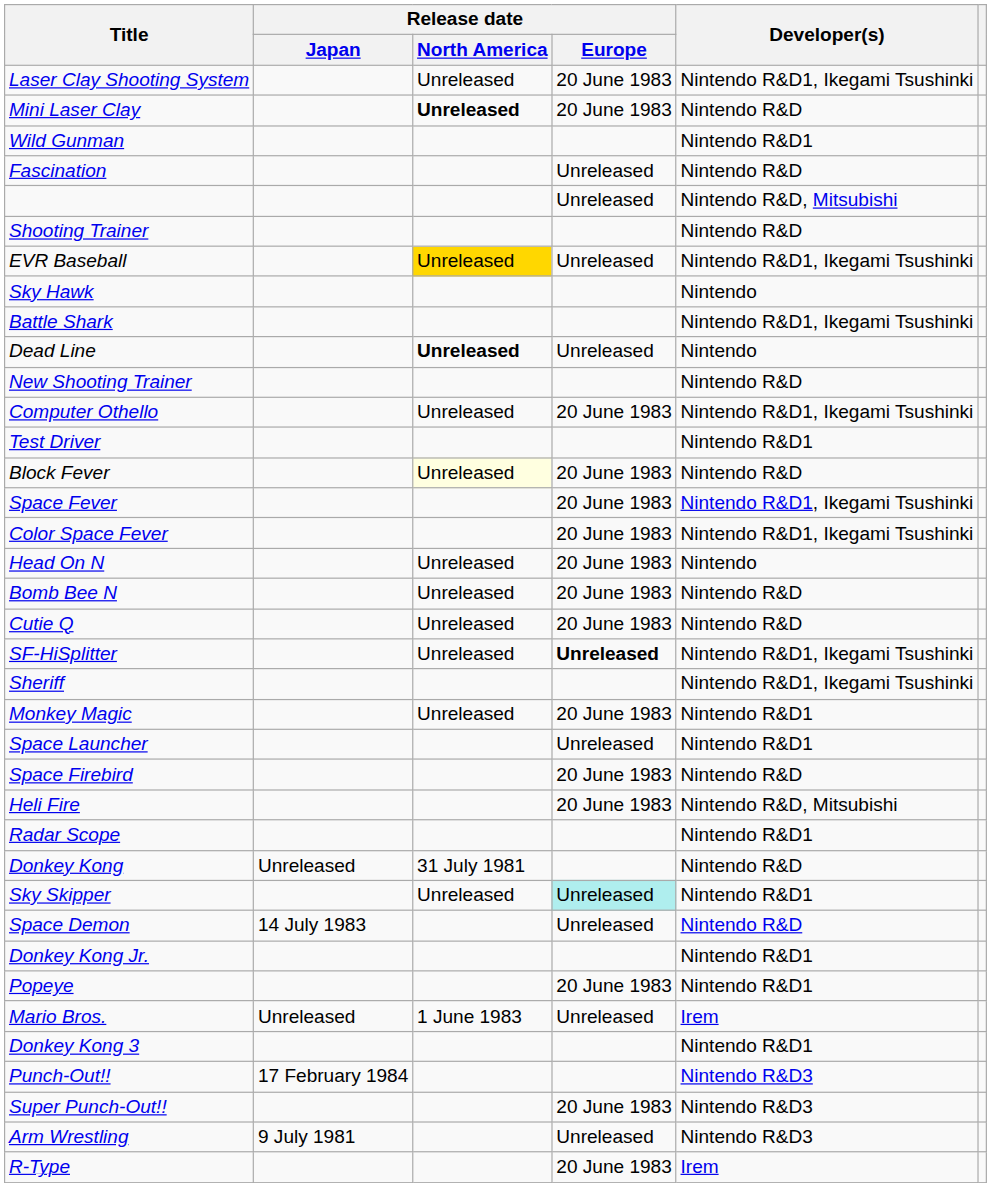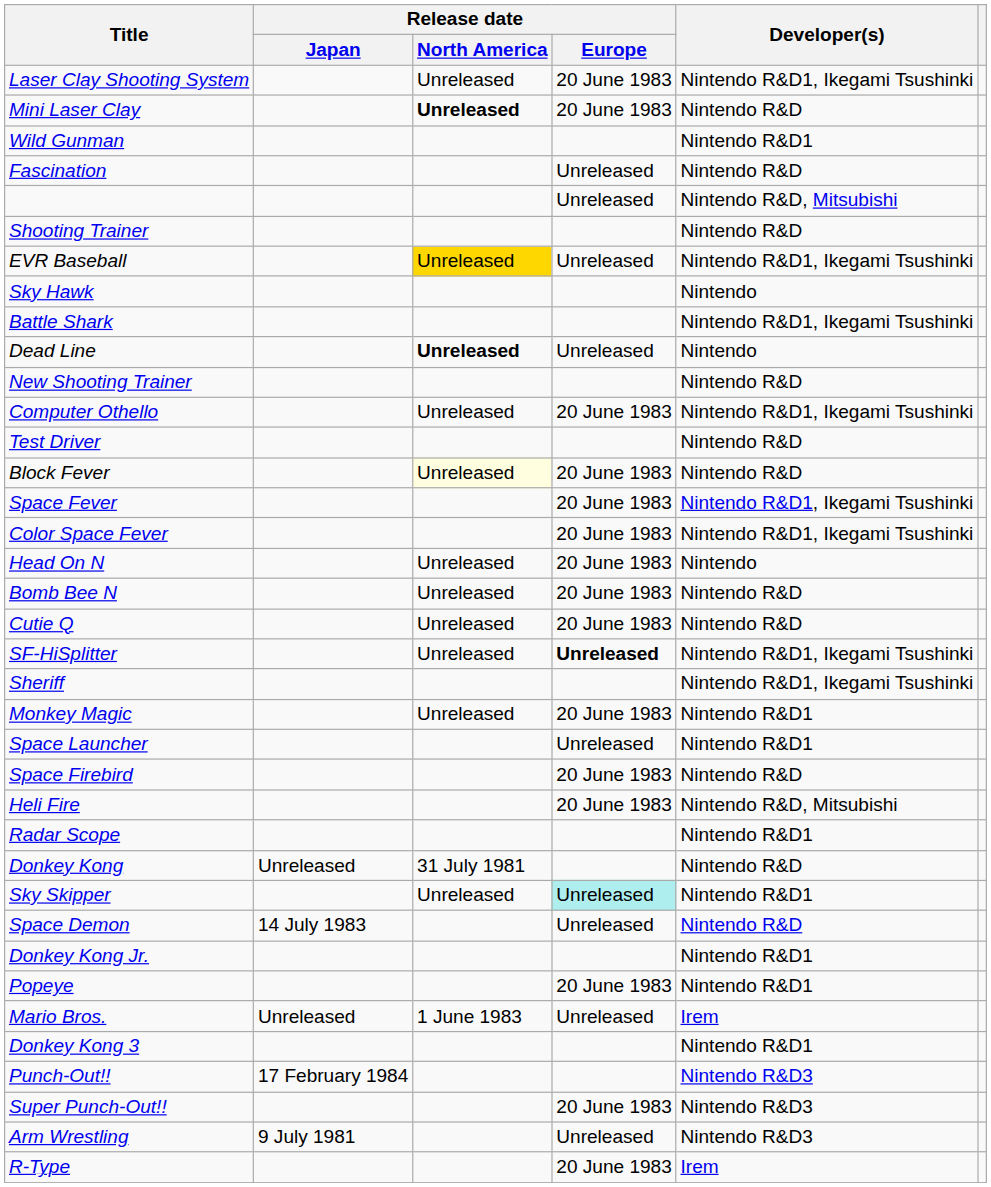(747, 442) Nintendo R&D1 -> (741, 442) Nintendo R&D
